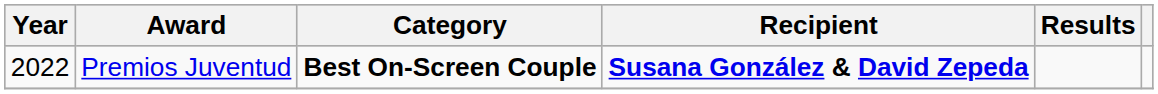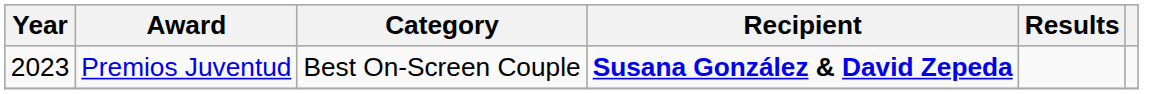(40, 66) 2022 -> (40, 66) 2023
(450, 66) bold -> (442, 66) normal
